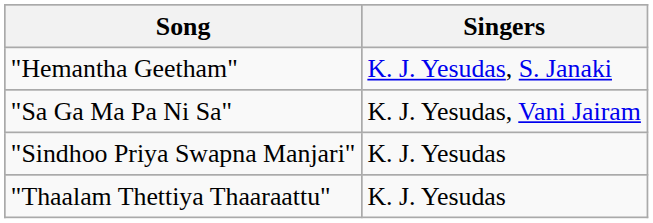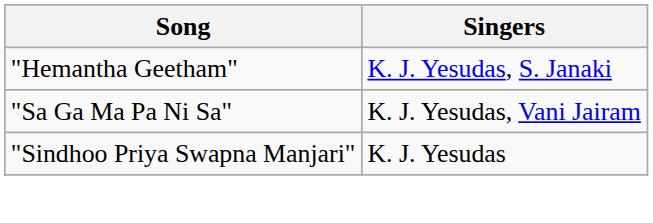- row: (171, 196)
